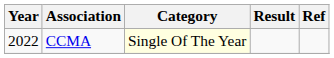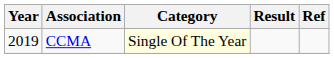(23, 41) 2022 -> (23, 41) 2019
